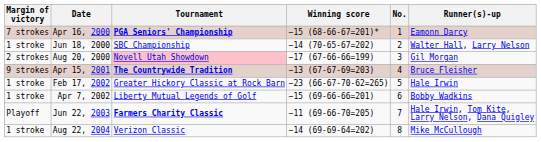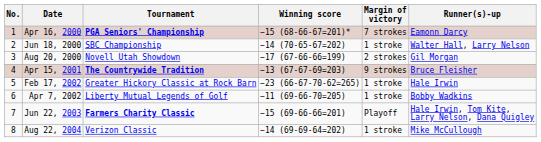columns swapped: (400, 16) <-> (28, 16)
(161, 58) pink background -> (133, 58) no background
(332, 97) −15 (69-66-66=201) -> (303, 97) −11 (69-66-70=205)
(332, 114) −11 (69-66-70=205) -> (303, 114) −15 (69-66-66=201)
